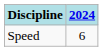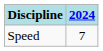(82, 35) 6 -> (82, 35) 7
